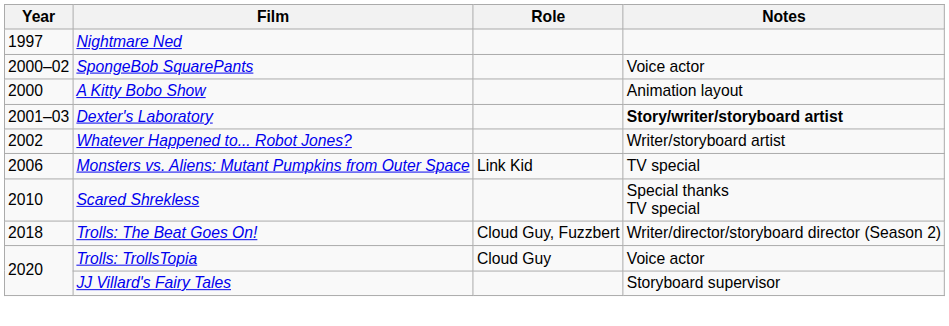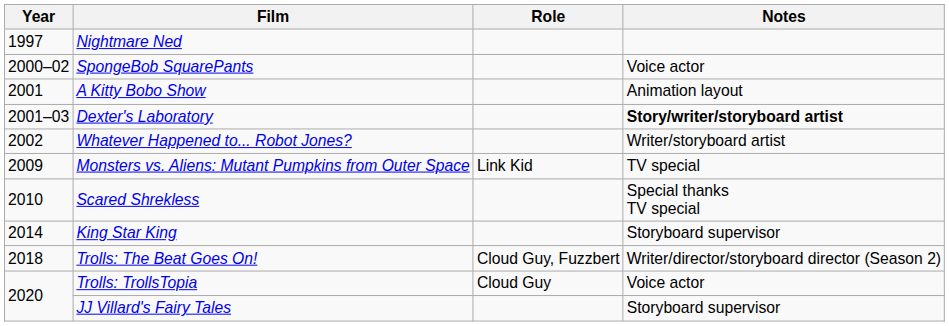(26, 91) 2000 -> (26, 91) 2001
(26, 166) 2006 -> (26, 166) 2009
+ row: (127, 233)
